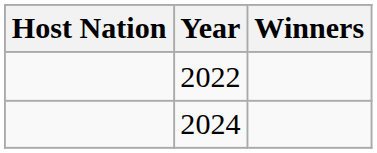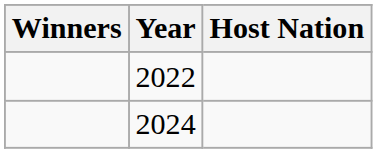columns swapped: (89, 28) <-> (309, 28)
